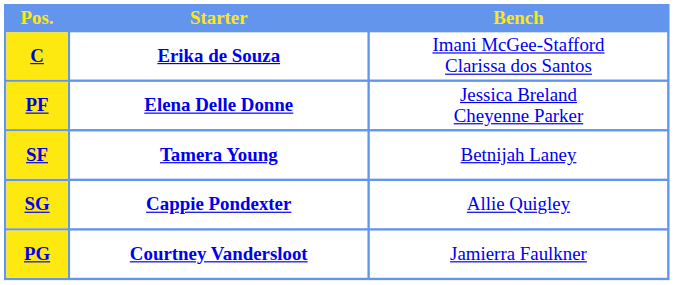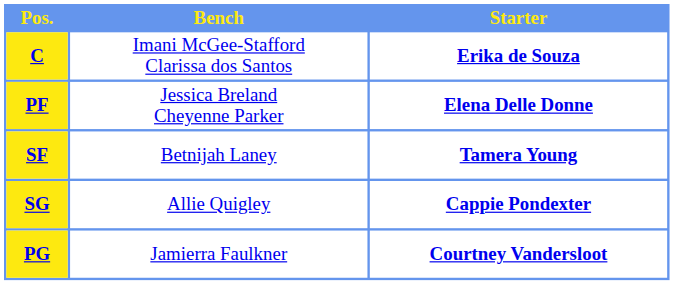columns swapped: (219, 18) <-> (518, 18)
